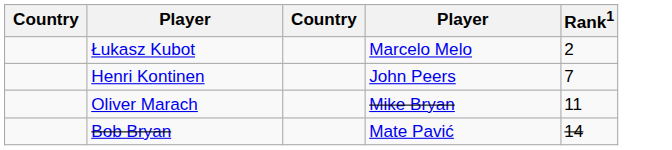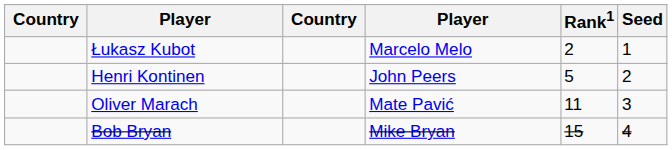+ column: (643, 20)
(569, 77) 7 -> (569, 77) 5
(412, 104) Mike Bryan -> (412, 104) Mate Pavić
(412, 131) Mate Pavić -> (412, 131) Mike Bryan
(574, 131) 14 -> (574, 131) 15
